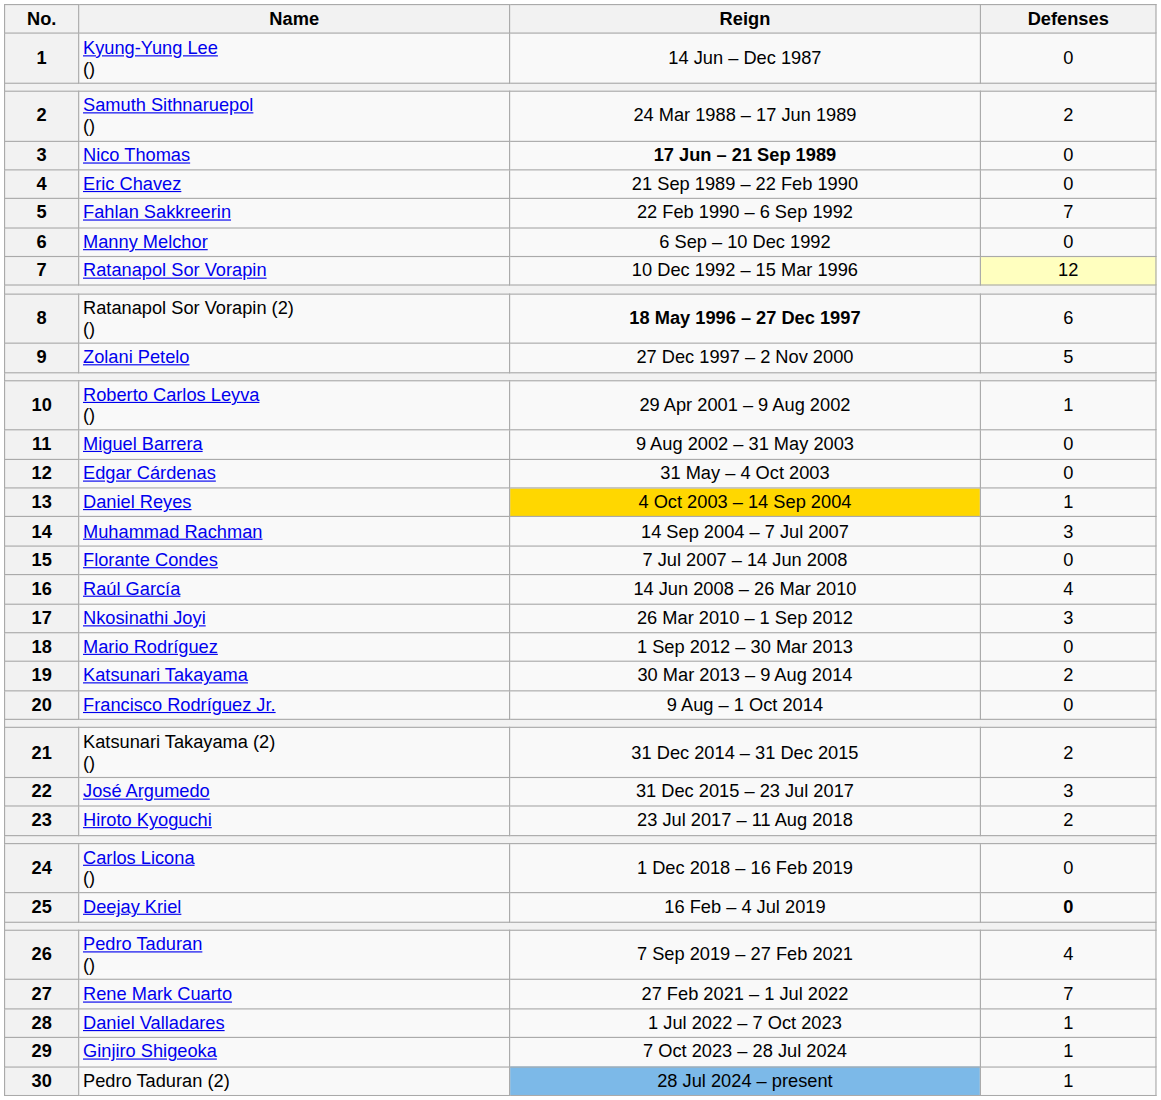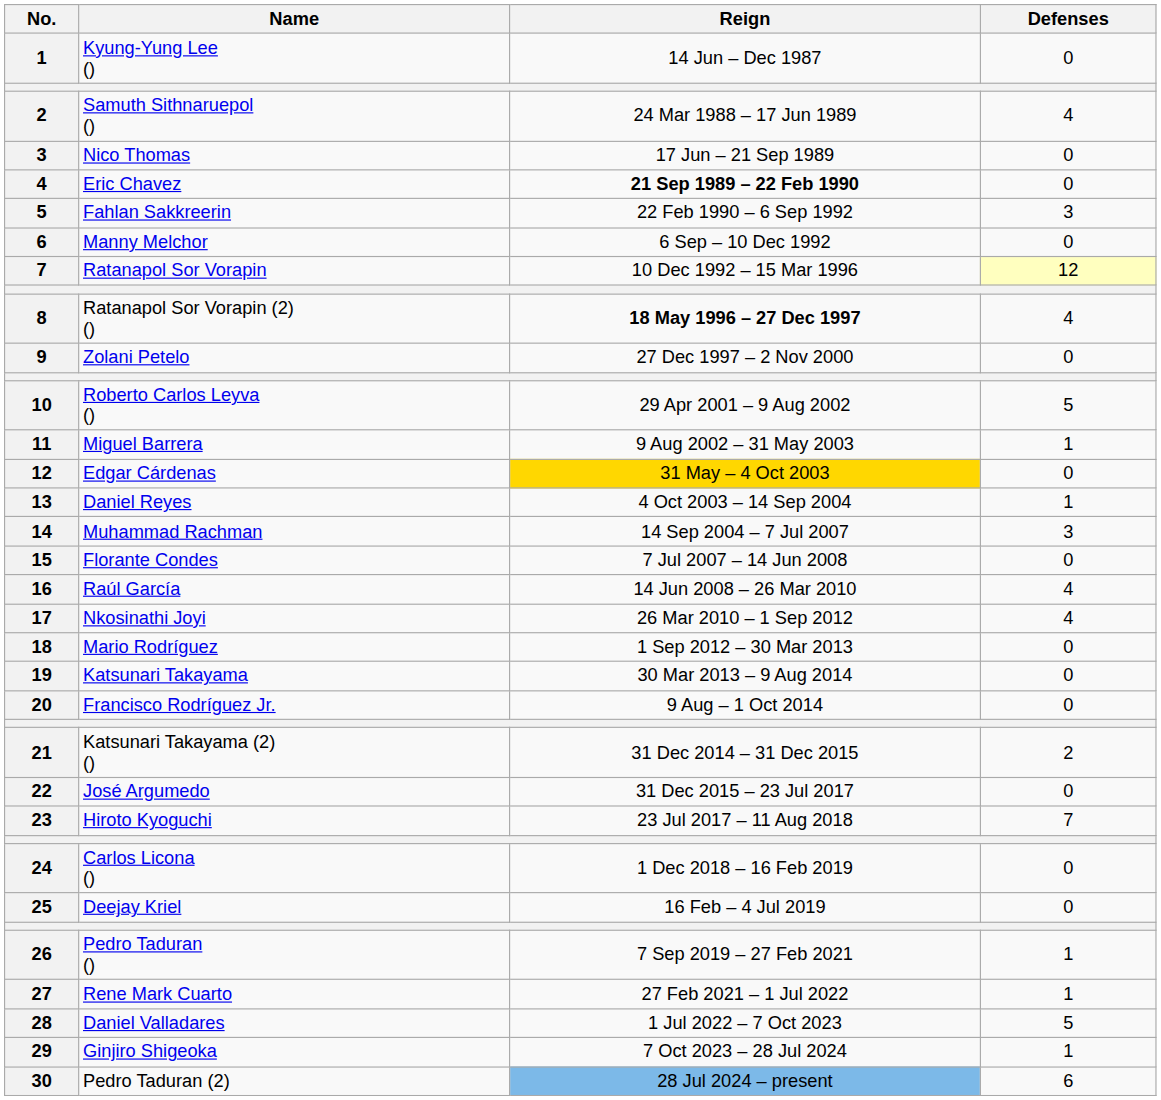(1068, 116) 2 -> (1068, 116) 4
(745, 155) bold -> (745, 155) normal
(745, 184) normal -> (745, 184) bold
(1068, 213) 7 -> (1068, 213) 3
(1068, 318) 6 -> (1068, 318) 4
(1068, 357) 5 -> (1068, 357) 0
(1068, 405) 1 -> (1068, 405) 5
(1068, 444) 0 -> (1068, 444) 1
(745, 473) no background -> (745, 473) gold background
(745, 502) gold background -> (745, 502) no background
(1068, 618) 3 -> (1068, 618) 4
(1068, 675) 2 -> (1068, 675) 0
(1068, 791) 3 -> (1068, 791) 0
(1068, 820) 2 -> (1068, 820) 7
(1068, 907) bold -> (1068, 907) normal
(1068, 954) 4 -> (1068, 954) 1
(1068, 994) 7 -> (1068, 994) 1
(1068, 1023) 1 -> (1068, 1023) 5
(1068, 1080) 1 -> (1068, 1080) 6
